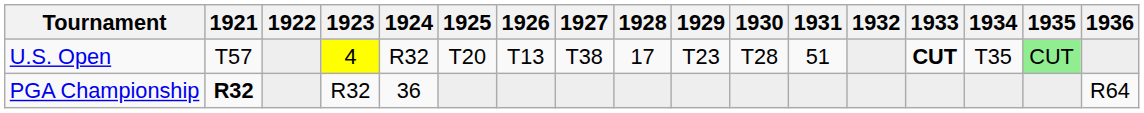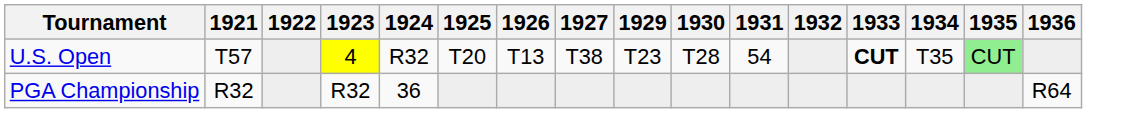- column: (643, 22)
(818, 57) 51 -> (759, 57) 54
(234, 91) bold -> (234, 91) normal
